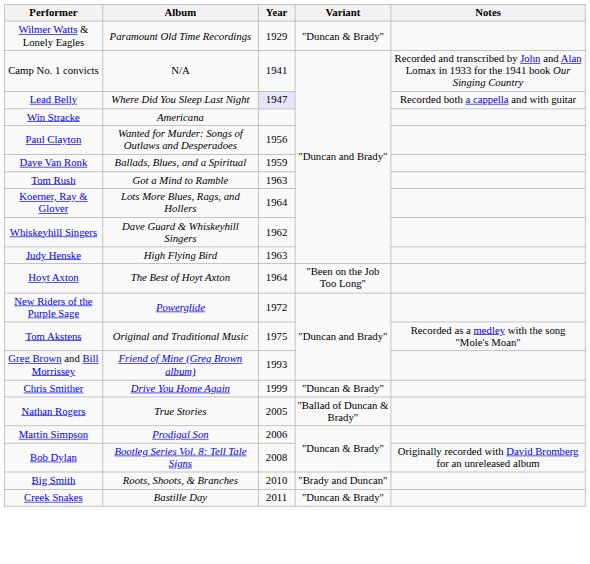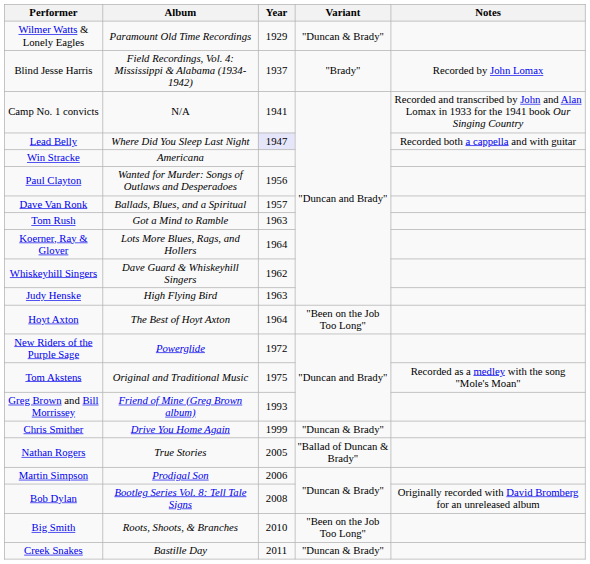+ row: (53, 71)
(277, 163) 1959 -> (277, 204) 1957
(343, 480) "Brady and Duncan" -> (343, 527) "Been on the Job Too Long"
